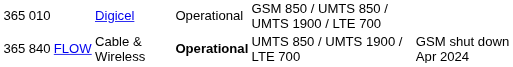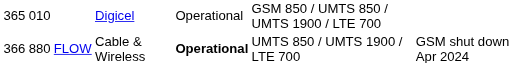(14, 49) 365 -> (14, 49) 366
(40, 49) 840 -> (40, 49) 880
